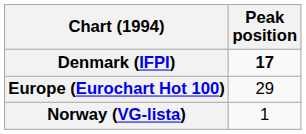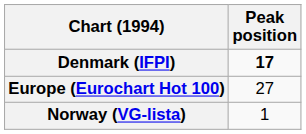(265, 89) 29 -> (265, 89) 27
